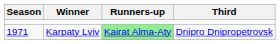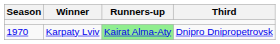(17, 32) 1971 -> (17, 32) 1970
